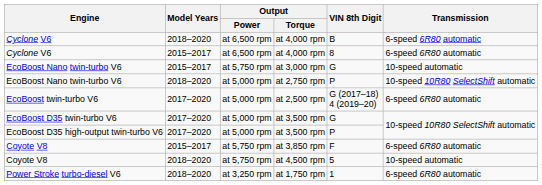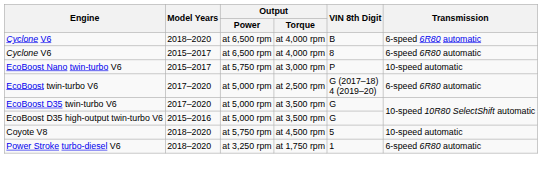(333, 67) G -> (332, 67) P
- row: (64, 81)
(189, 132) 2017–2020 -> (189, 119) 2015–2016
(332, 132) P -> (333, 119) G
- row: (27, 146)
